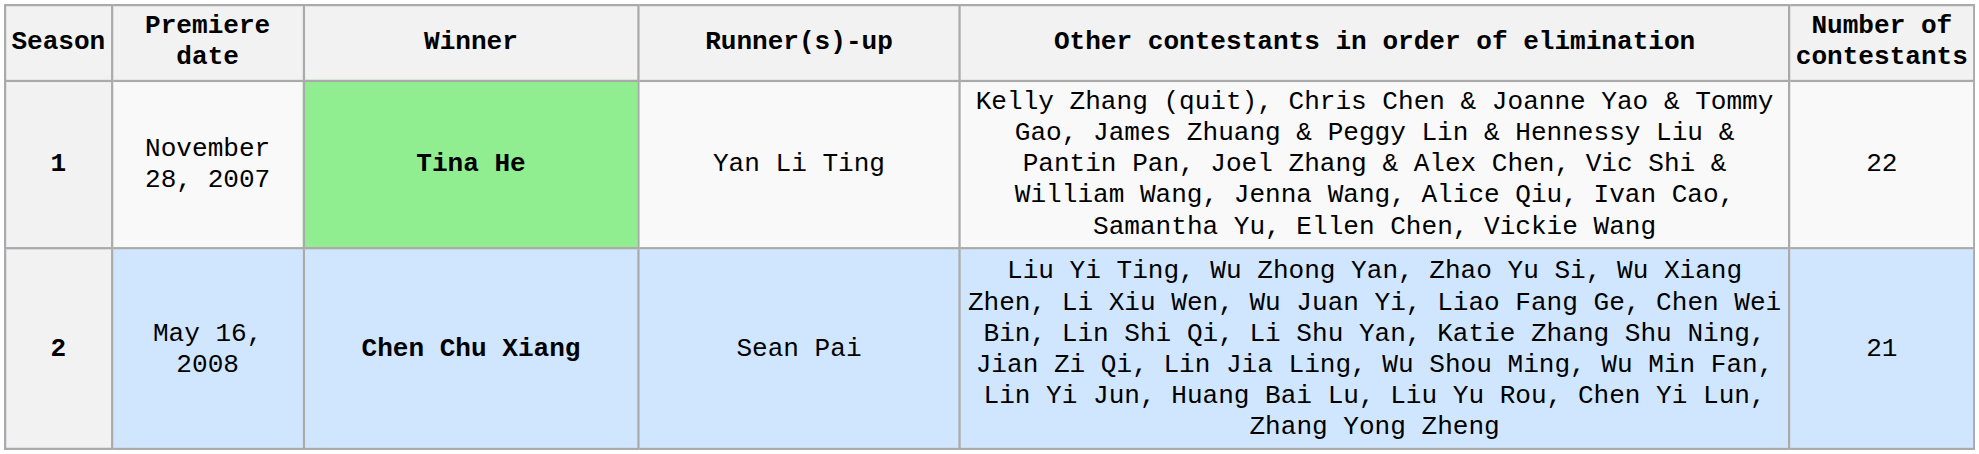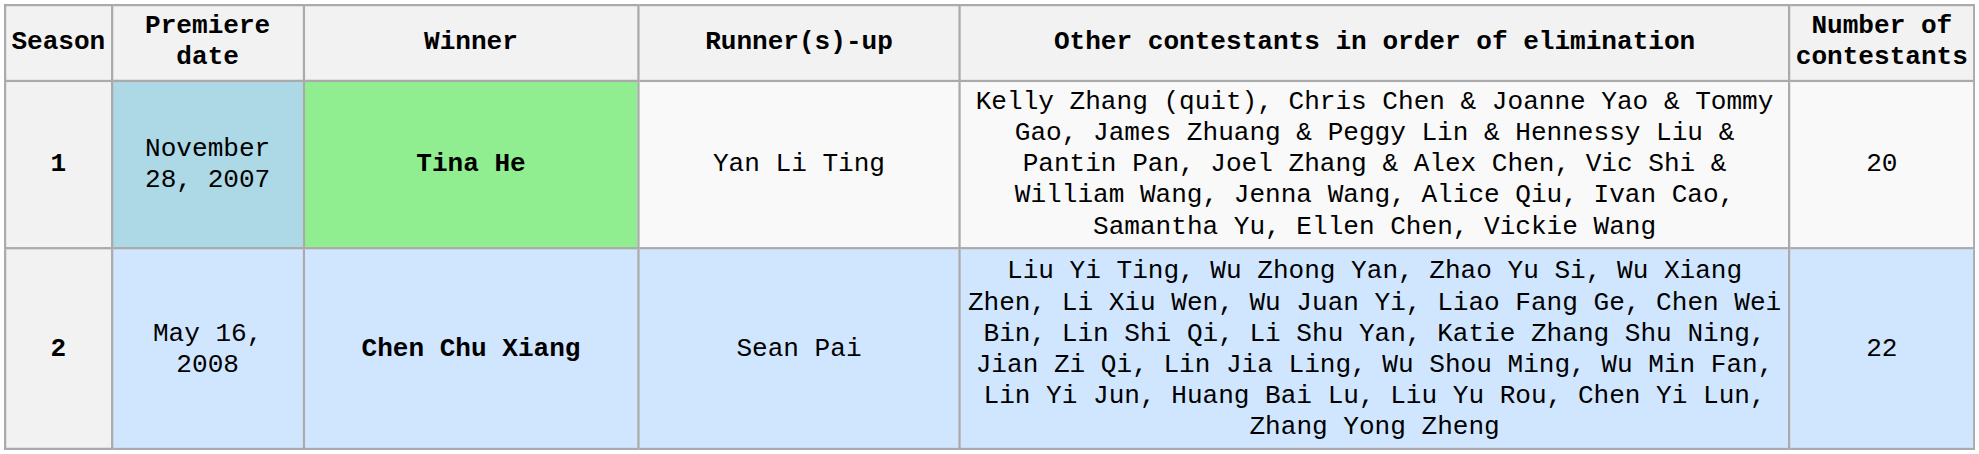(208, 164) no background -> (208, 164) lightblue background
(1882, 164) 22 -> (1882, 164) 20
(1882, 349) 21 -> (1882, 349) 22
